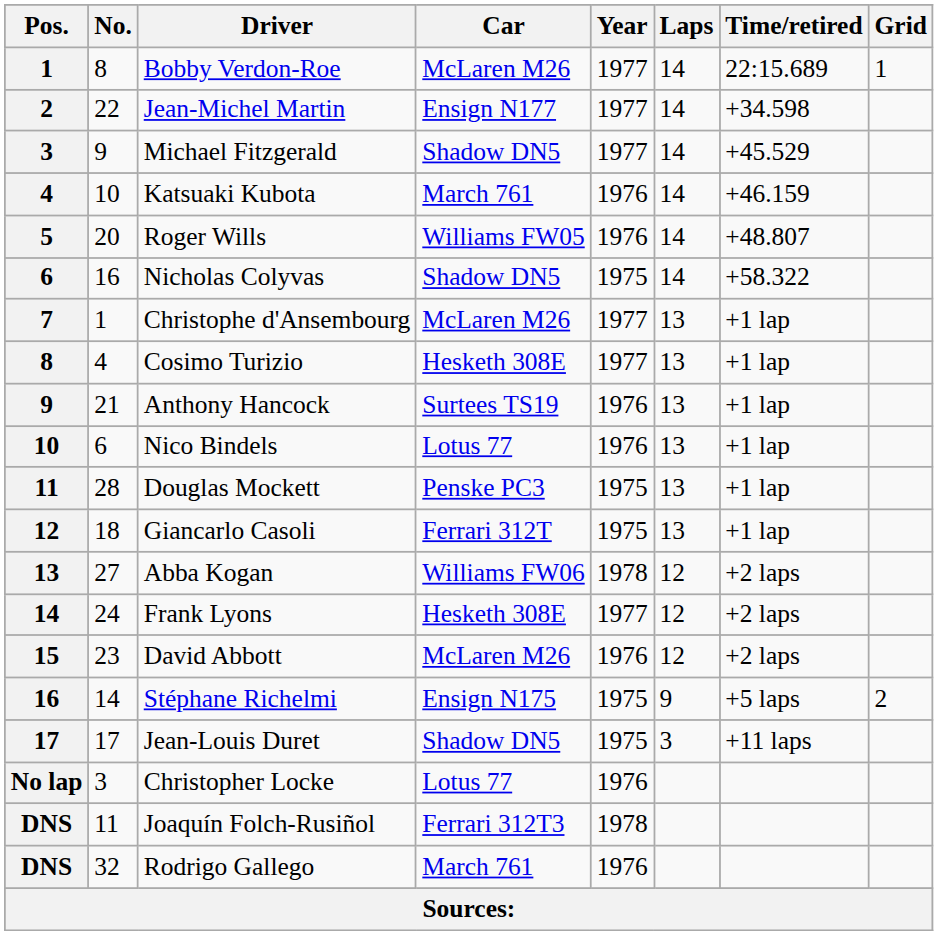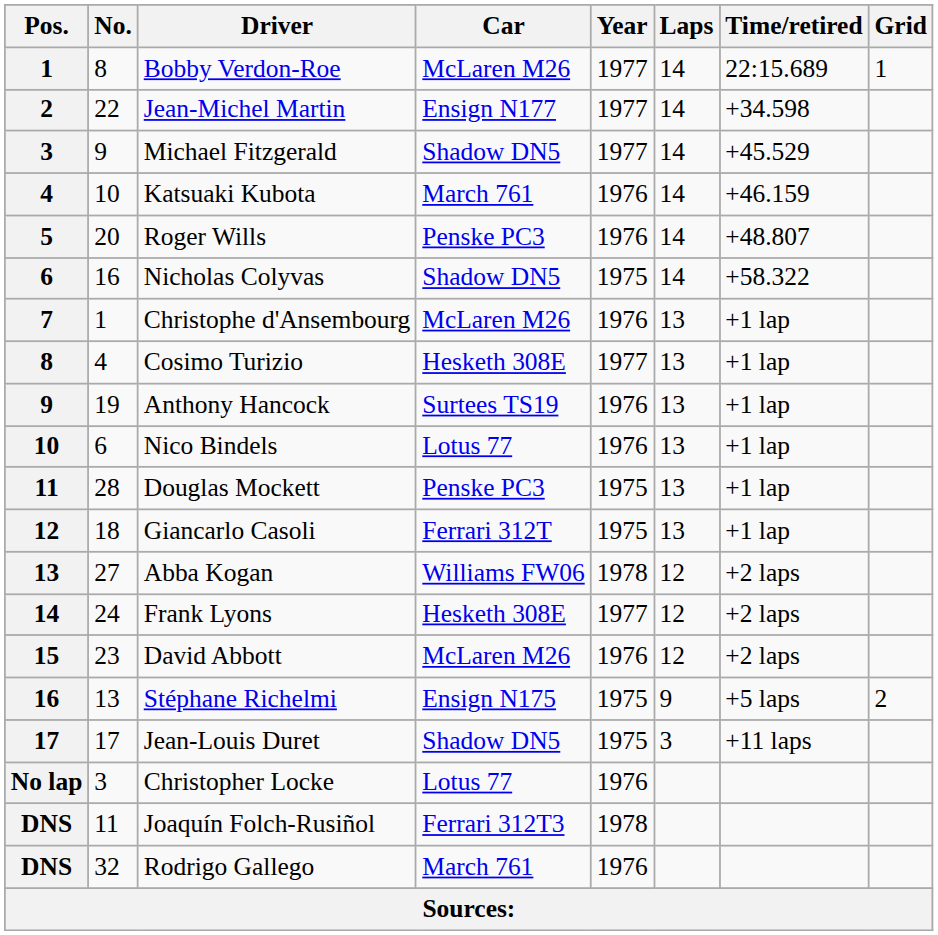(504, 236) Williams FW05 -> (484, 236) Penske PC3
(622, 320) 1977 -> (622, 320) 1976
(107, 404) 21 -> (107, 404) 19
(107, 698) 14 -> (107, 698) 13
